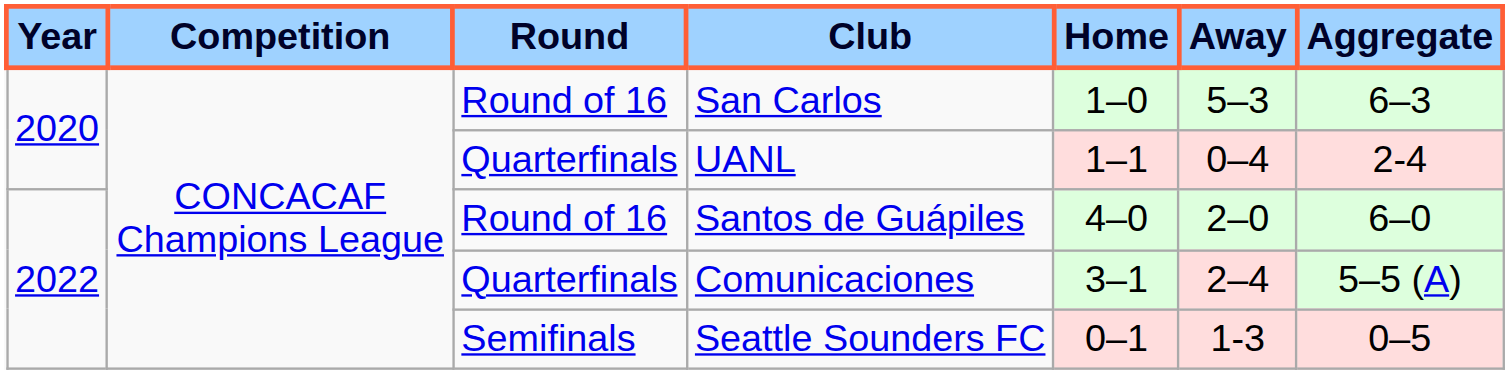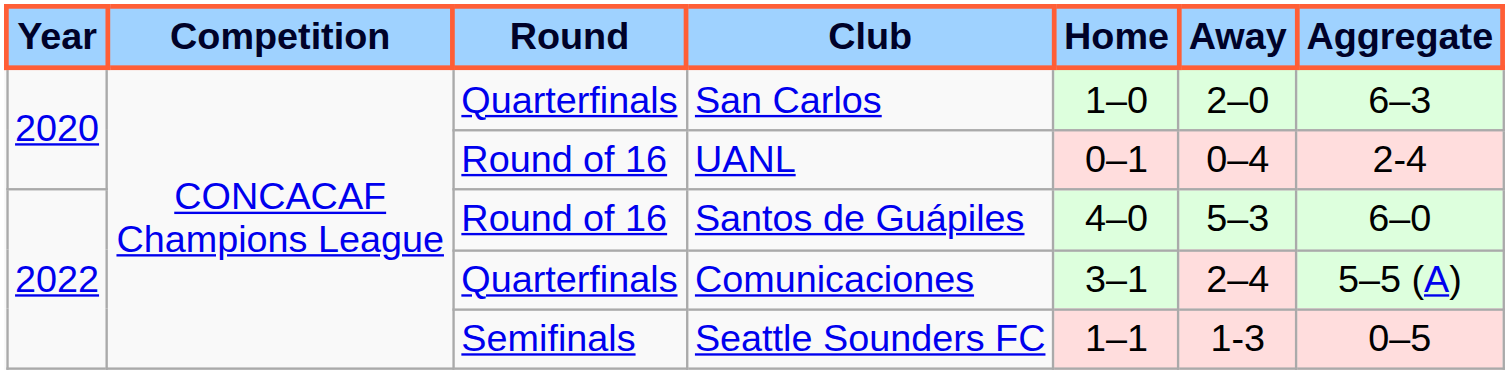(564, 99) Round of 16 -> (569, 99) Quarterfinals
(1238, 99) 5–3 -> (1238, 99) 2–0
(569, 158) Quarterfinals -> (564, 158) Round of 16
(1117, 158) 1–1 -> (1117, 158) 0–1
(1238, 218) 2–0 -> (1238, 218) 5–3
(1117, 338) 0–1 -> (1117, 338) 1–1
